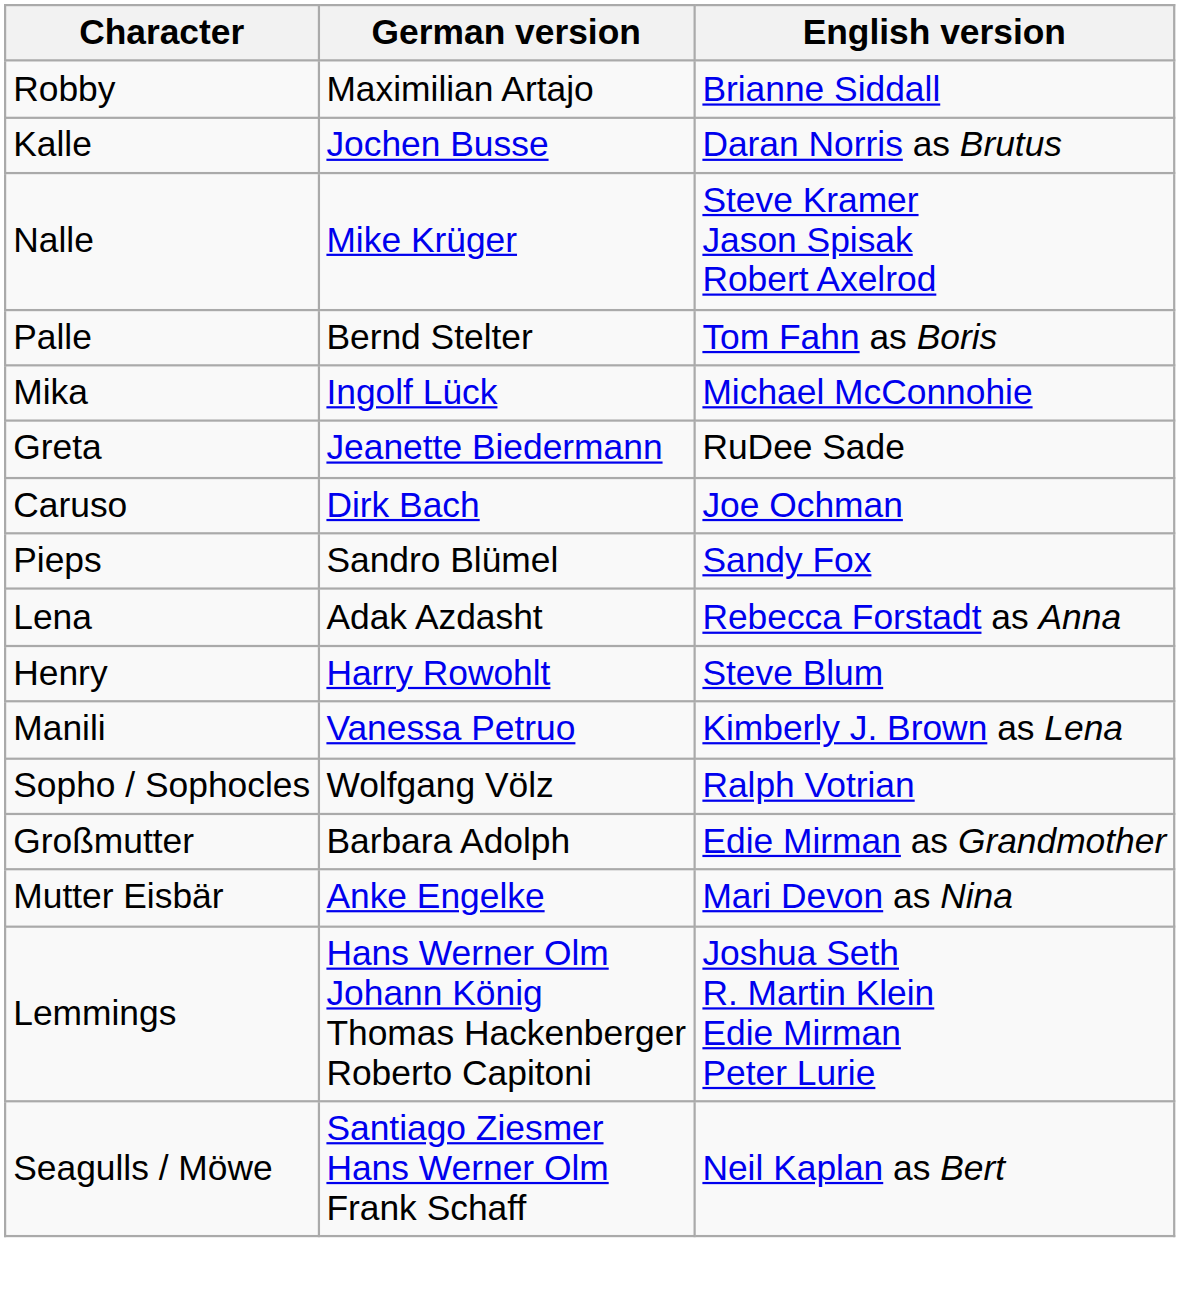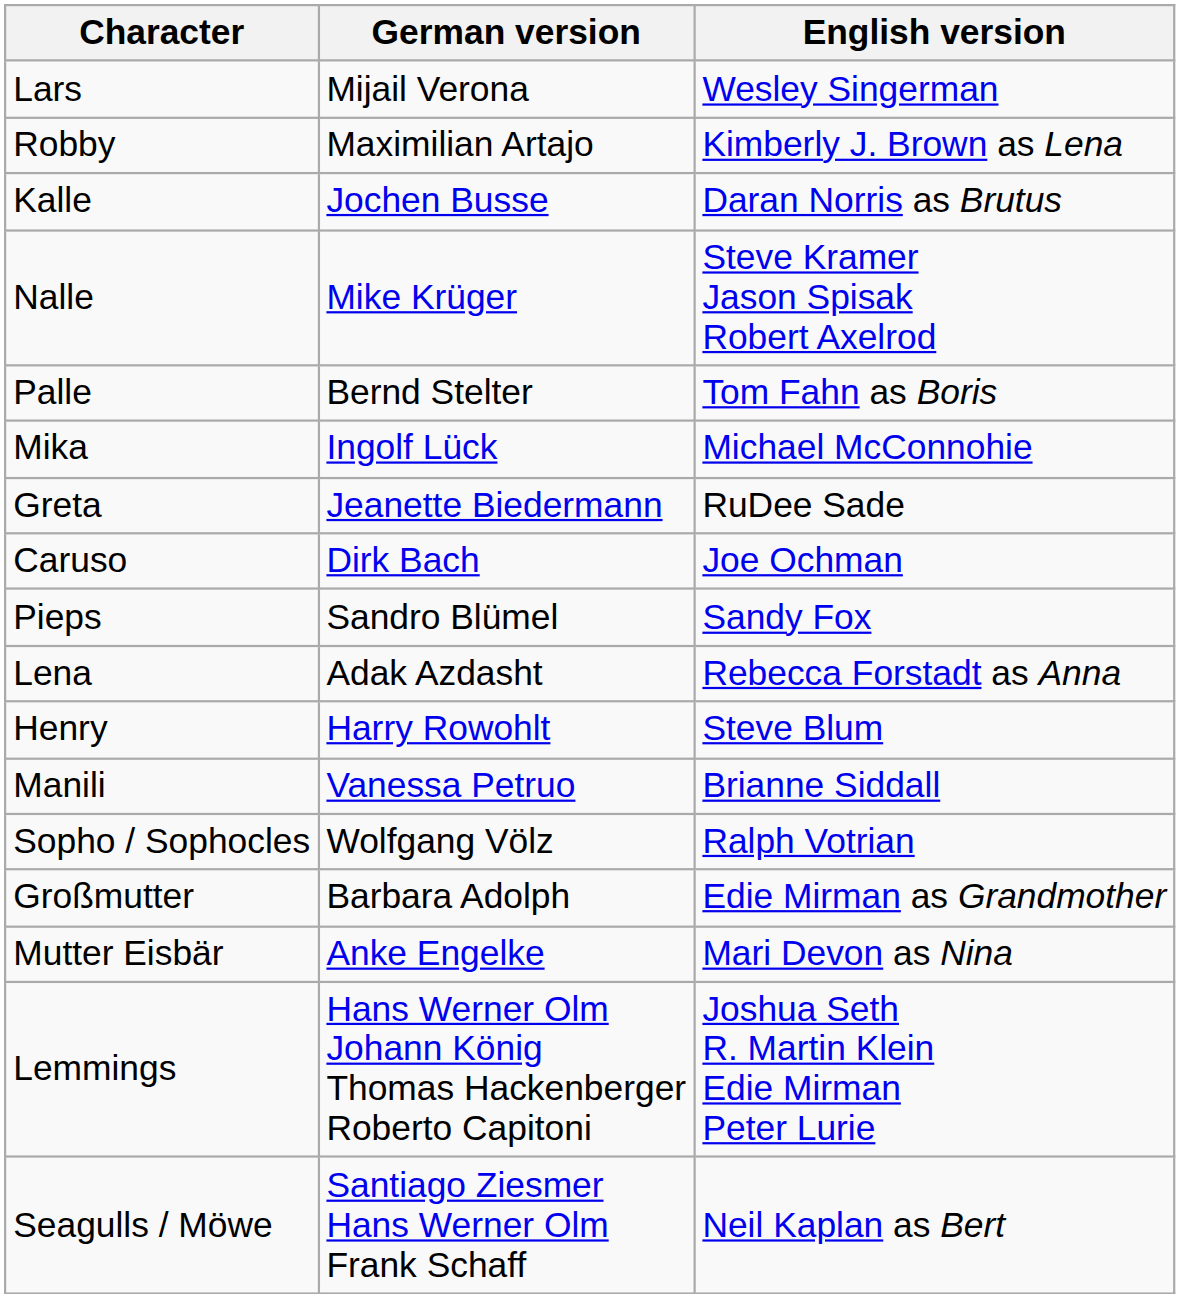+ row: (48, 88)
(821, 88) Brianne Siddall -> (913, 144) Kimberly J. Brown as Lena
(913, 728) Kimberly J. Brown as Lena -> (821, 785) Brianne Siddall
